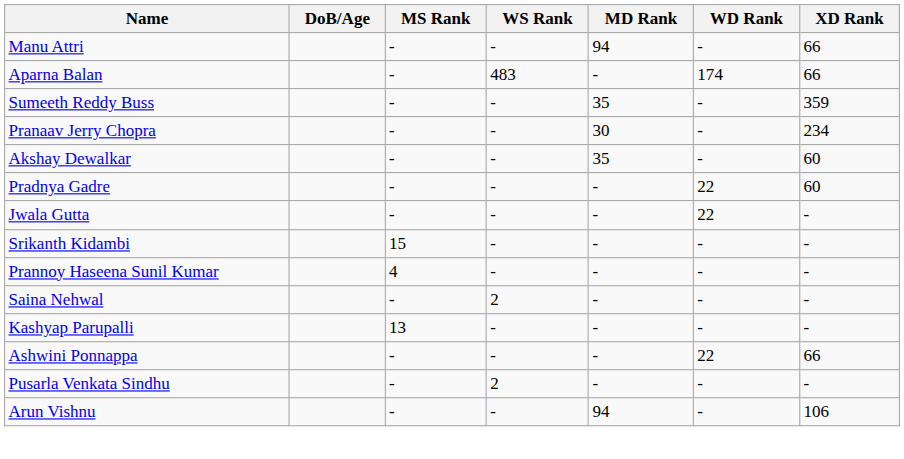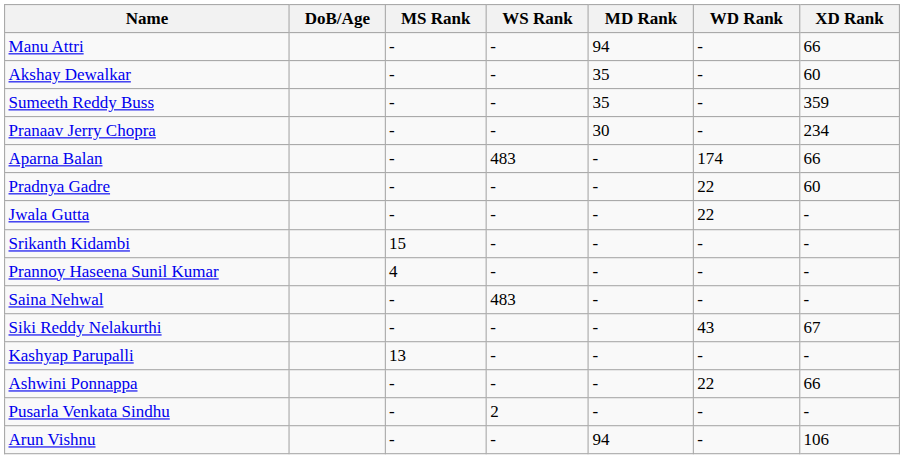rows swapped: (56, 74) <-> (70, 159)
(494, 299) 2 -> (503, 299) 483
+ row: (85, 327)
